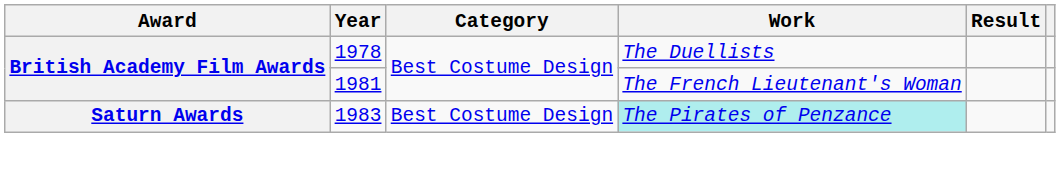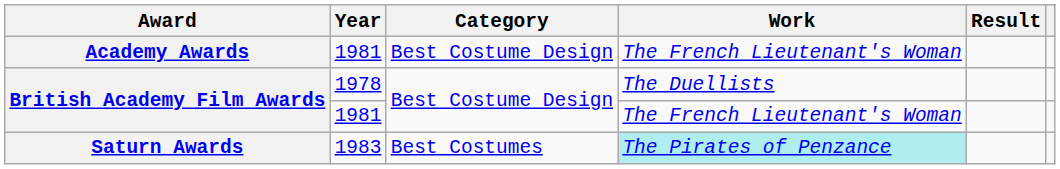+ row: (167, 52)
(502, 116) Best Costume Design -> (467, 148) Best Costumes
